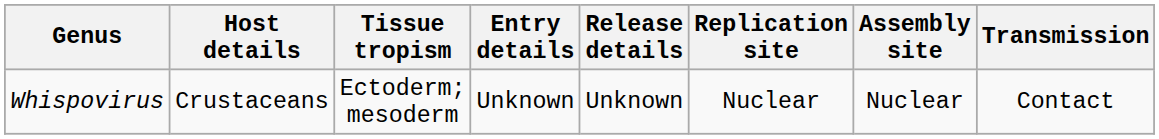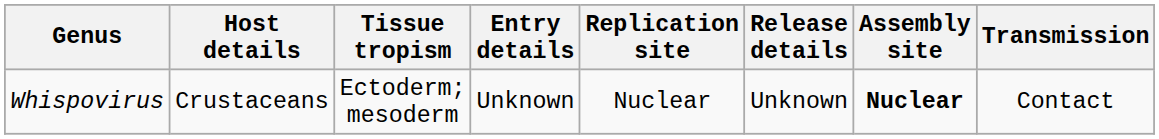columns swapped: (634, 37) <-> (771, 37)
(915, 102) normal -> (915, 102) bold
